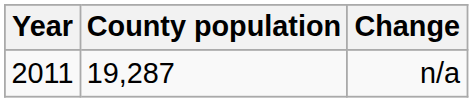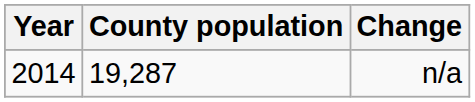(43, 73) 2011 -> (44, 73) 2014
